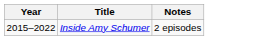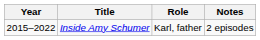+ column: (178, 12)
